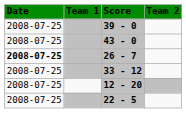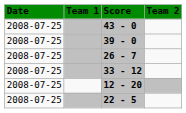rows swapped: (120, 27) <-> (120, 41)
(34, 56) bold -> (34, 56) normal
